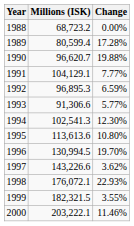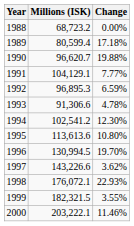(112, 43) 17.28% -> (112, 43) 17.18%
(114, 105) 5.77% -> (114, 105) 4.78%
(71, 120) 102,541.3 -> (71, 120) 102,541.2
